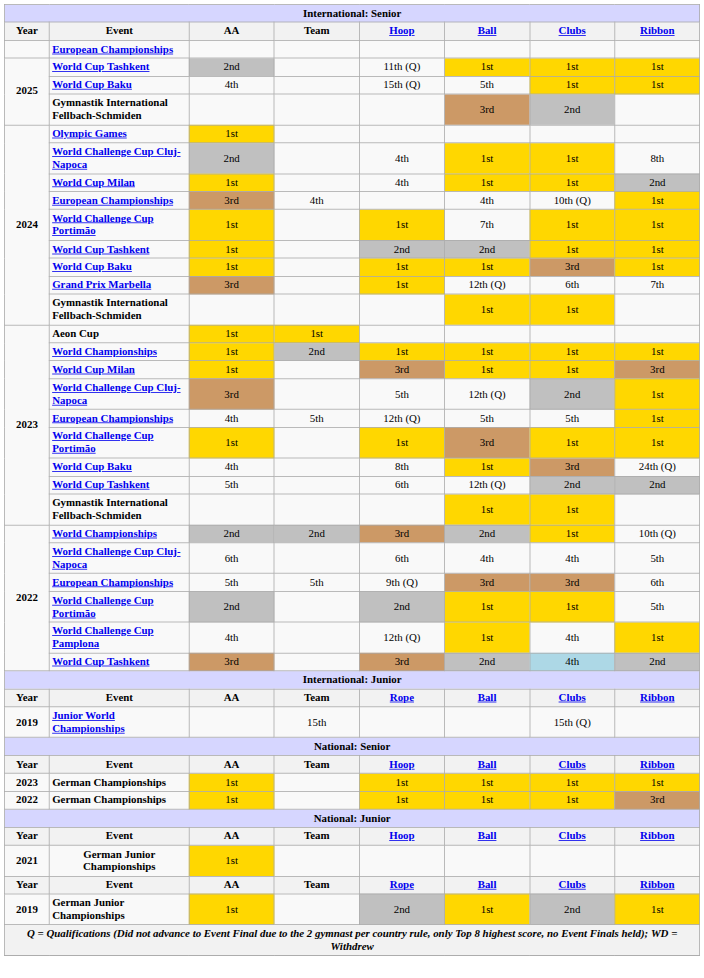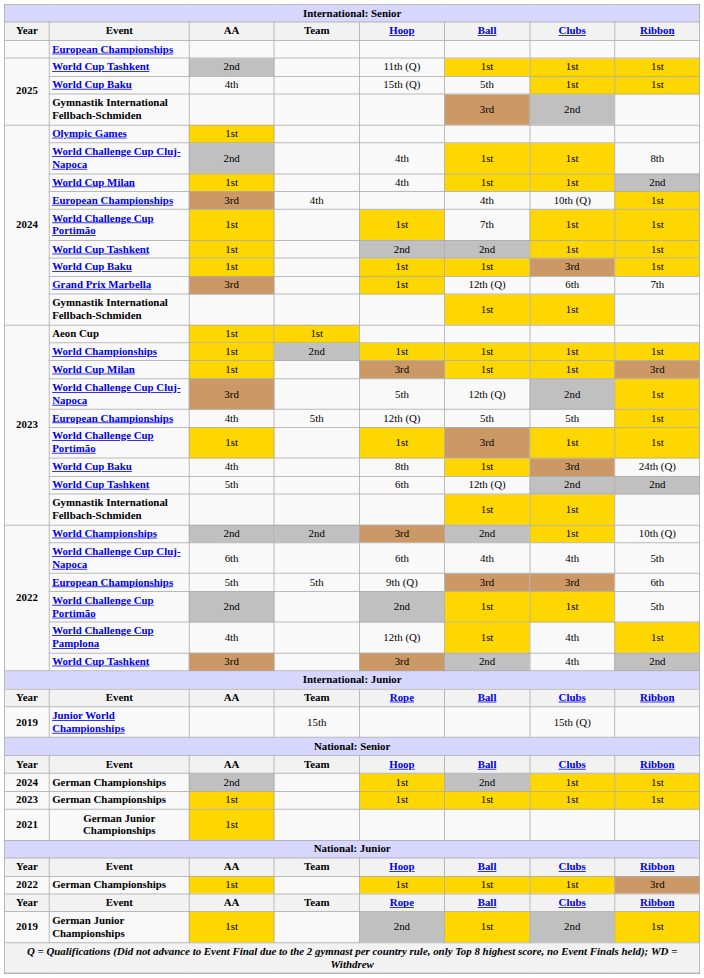(572, 661) lightblue background -> (572, 661) no background
+ row: (27, 782)
rows swapped: (27, 800) <-> (27, 860)
